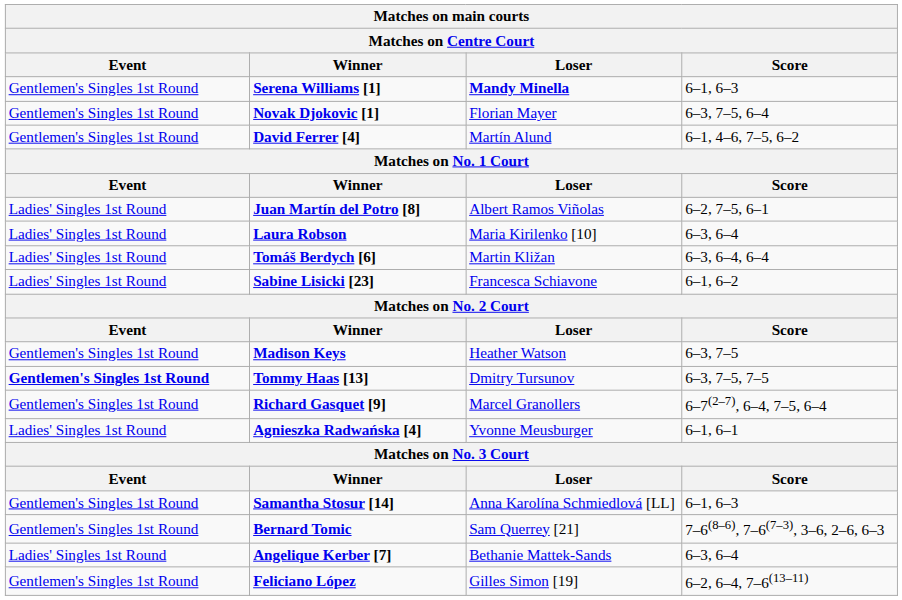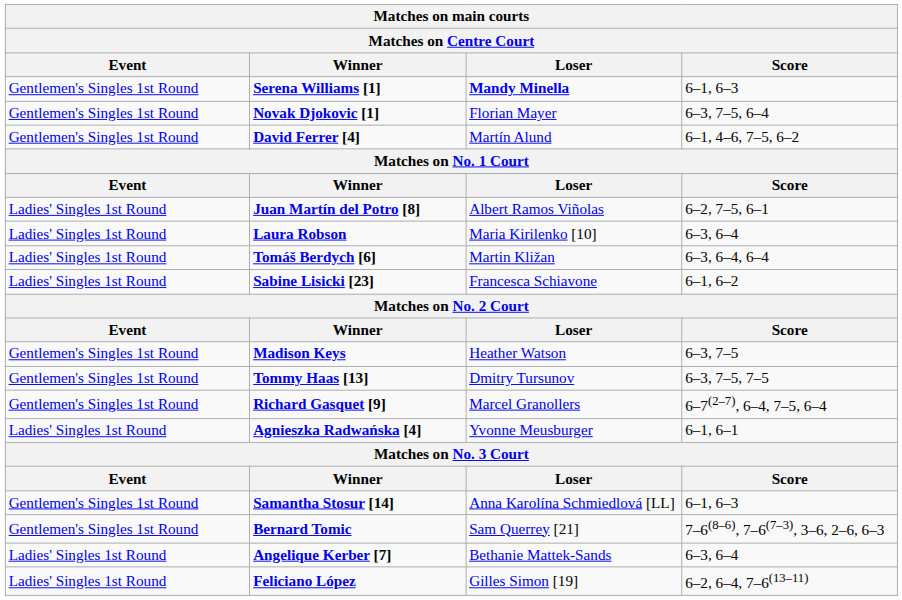(109, 378) bold -> (104, 378) normal
(104, 581) Gentlemen's Singles 1st Round -> (87, 581) Ladies' Singles 1st Round
